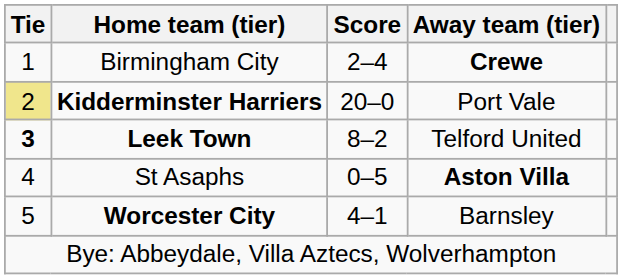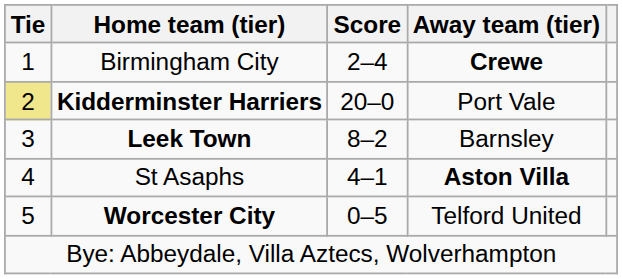(28, 139) bold -> (28, 139) normal
(506, 139) Telford United -> (506, 139) Barnsley
(367, 177) 0–5 -> (367, 177) 4–1
(367, 216) 4–1 -> (367, 216) 0–5
(506, 216) Barnsley -> (506, 216) Telford United
